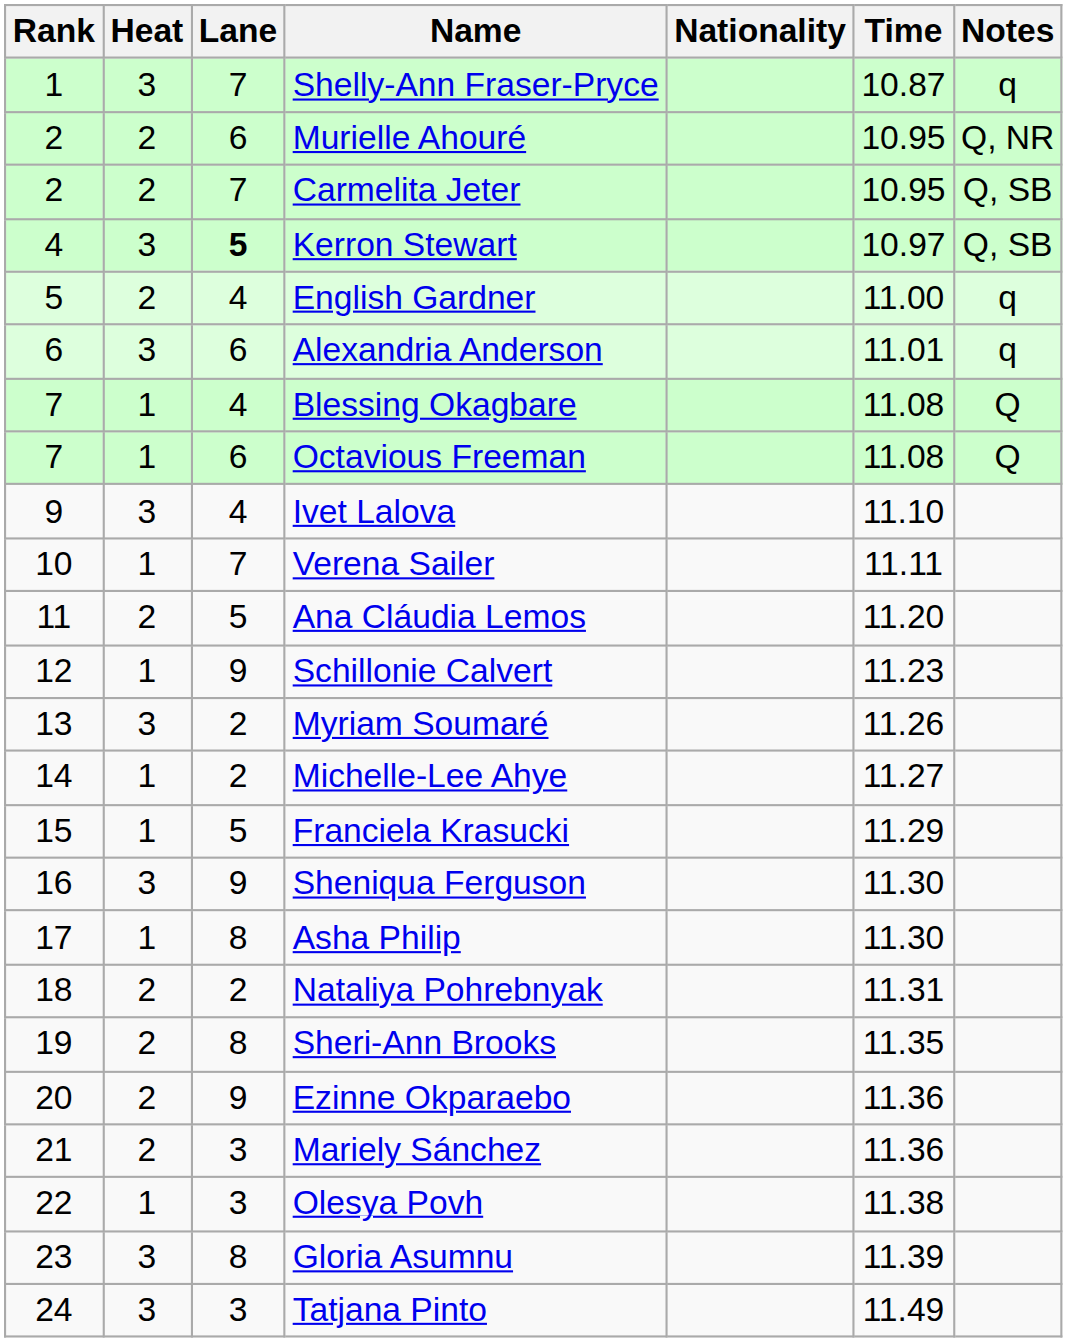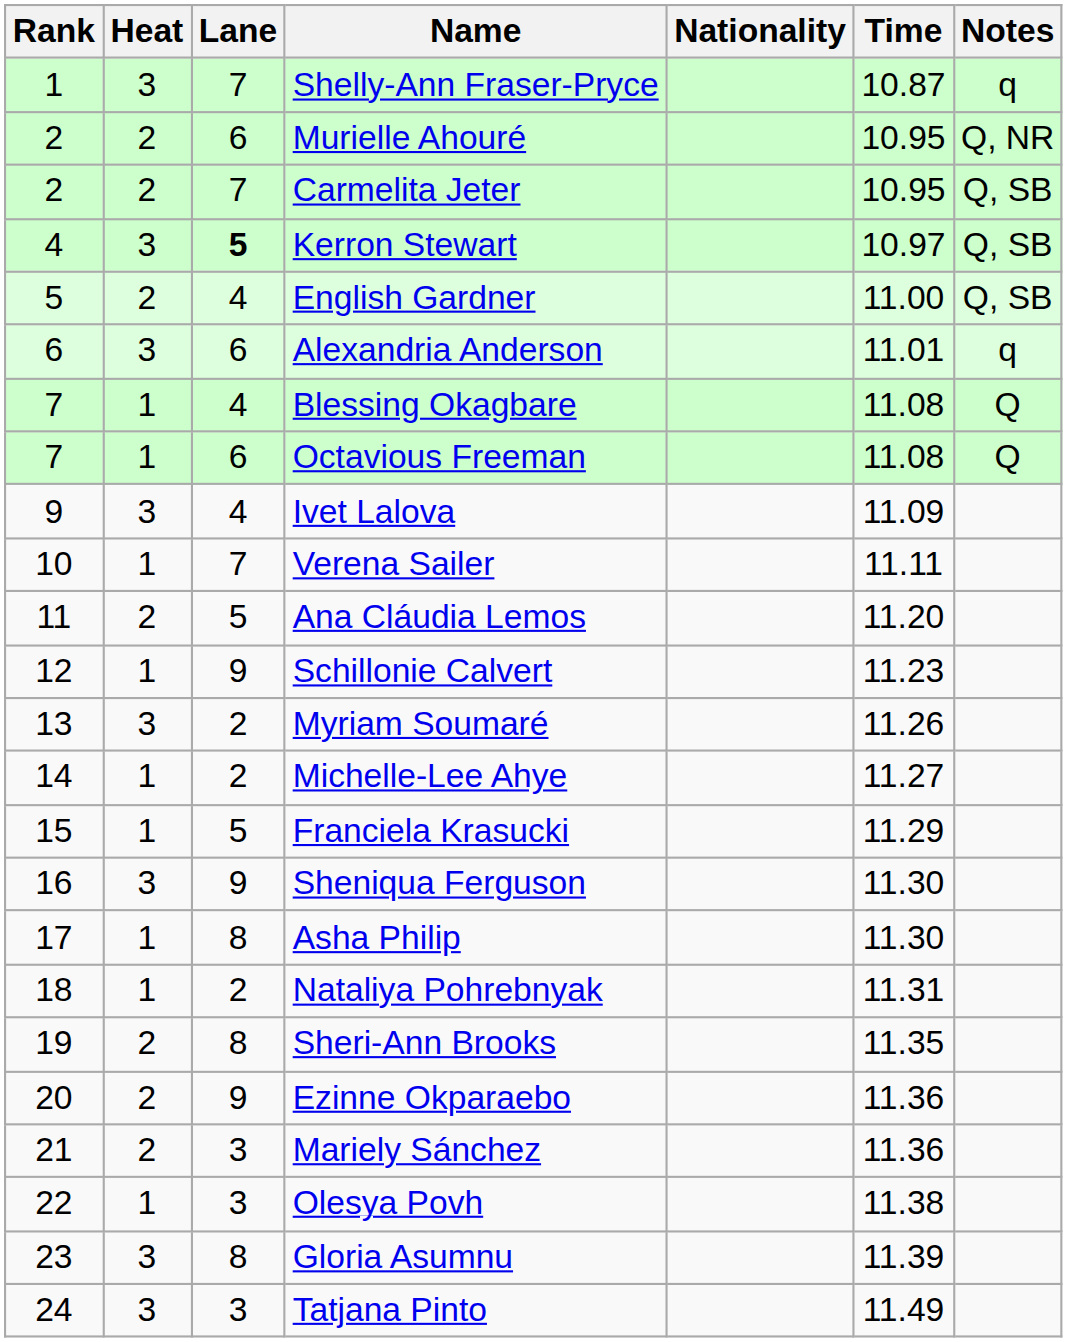(1008, 297) q -> (1008, 297) Q, SB
(903, 510) 11.10 -> (903, 510) 11.09
(147, 990) 2 -> (147, 990) 1
